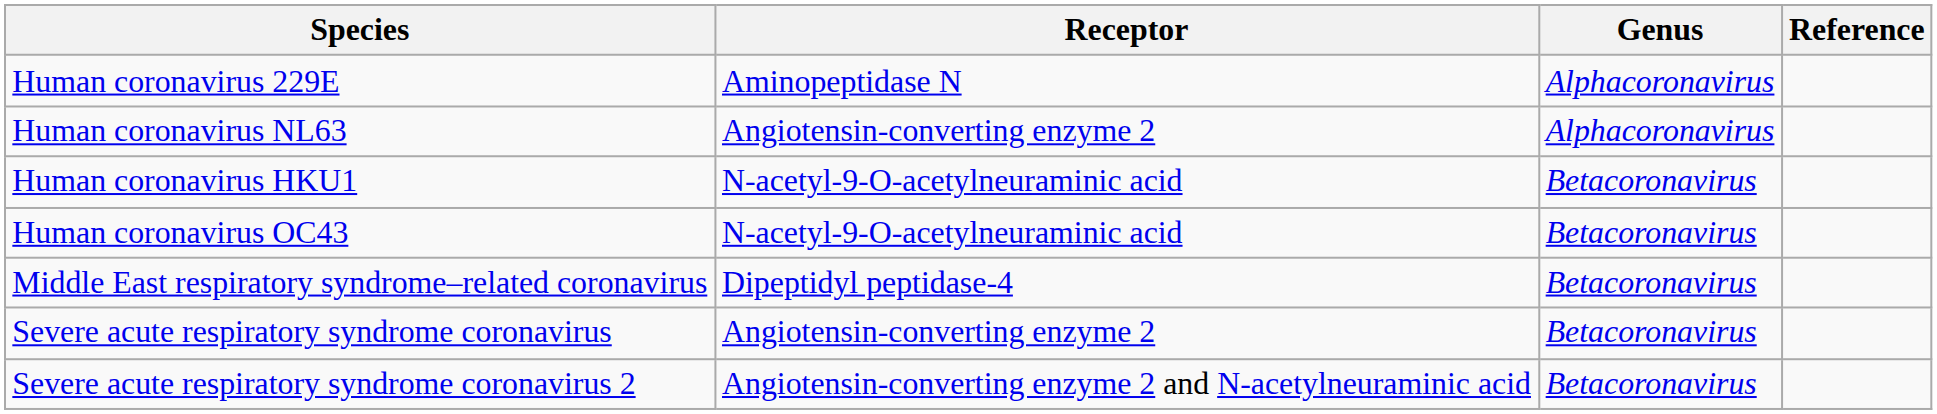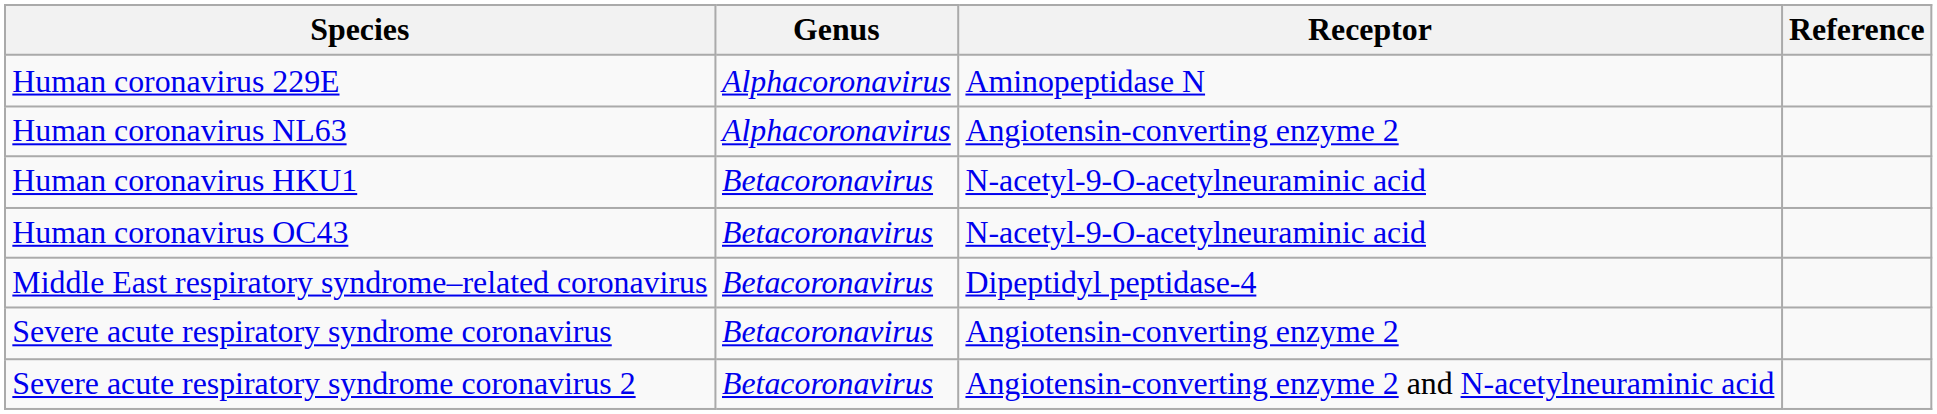columns swapped: (1660, 29) <-> (1126, 29)
